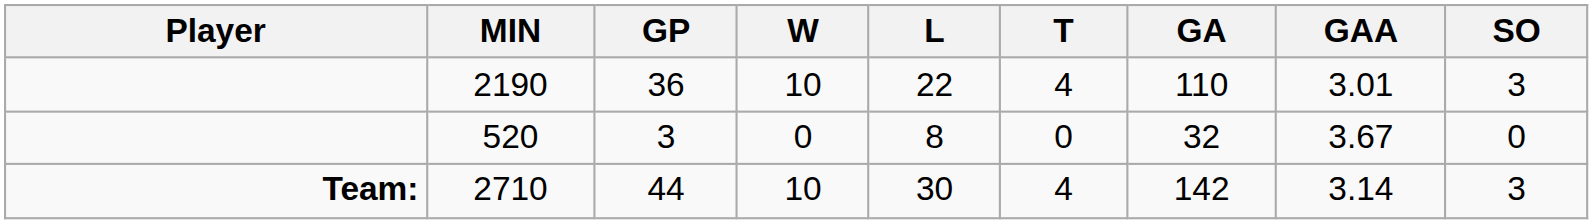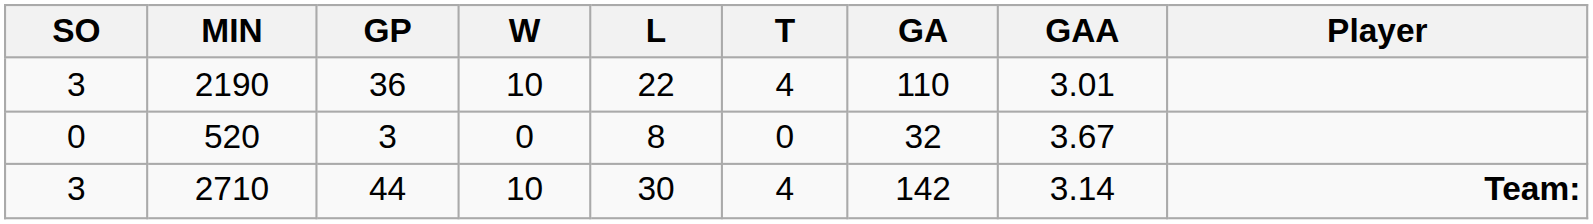columns swapped: (216, 31) <-> (1517, 31)
